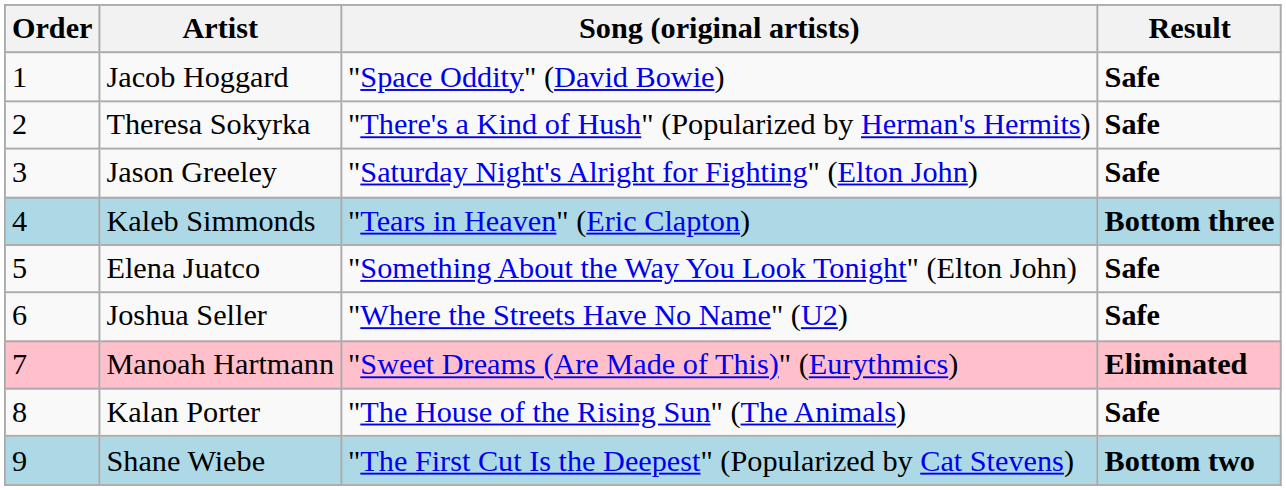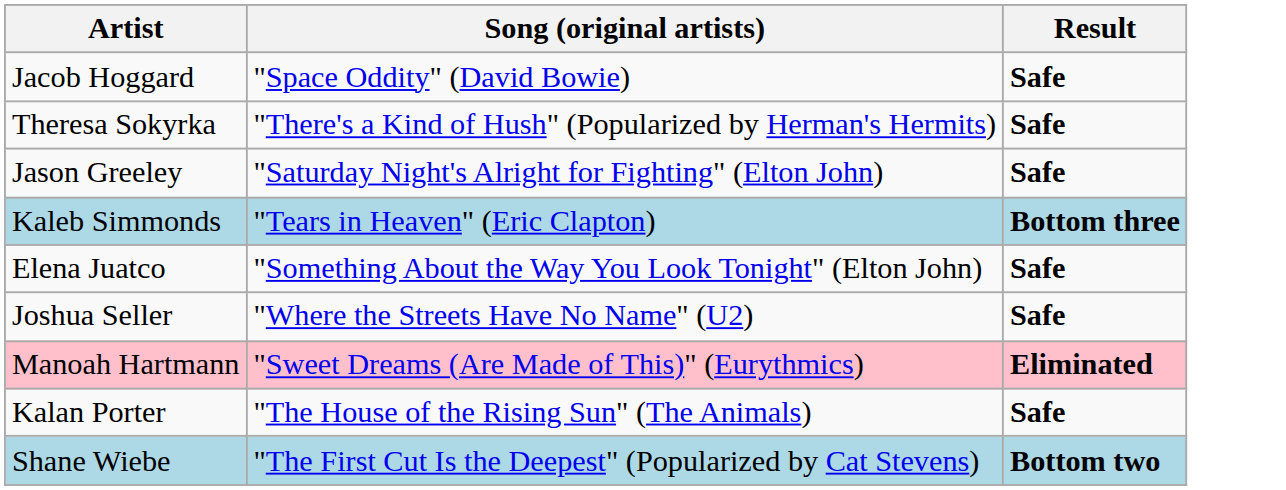- column: (52, 28)
